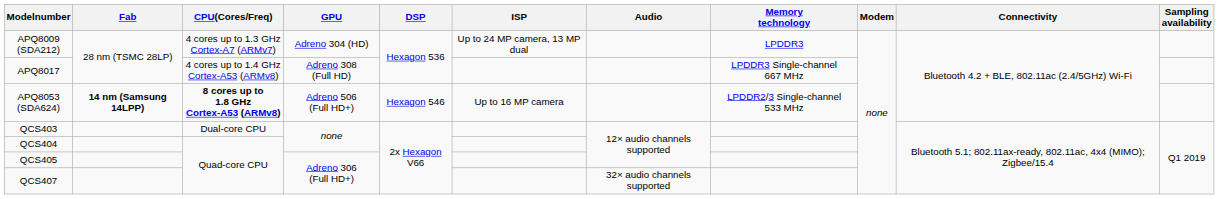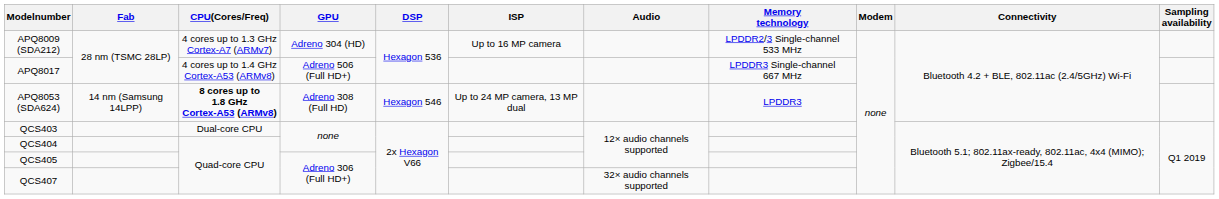(519, 44) Up to 24 MP camera, 13 MP dual -> (516, 44) Up to 16 MP camera
(784, 44) LPDDR3 -> (782, 44) LPDDR2/3 Single-channel 533 MHz
(332, 70) Adreno 308 (Full HD) -> (328, 70) Adreno 506 (Full HD+)
(128, 102) bold -> (126, 102) normal
(332, 102) Adreno 506 (Full HD+) -> (328, 102) Adreno 308 (Full HD)
(519, 102) Up to 16 MP camera -> (516, 102) Up to 24 MP camera, 13 MP dual
(784, 102) LPDDR2/3 Single-channel 533 MHz -> (782, 102) LPDDR3
